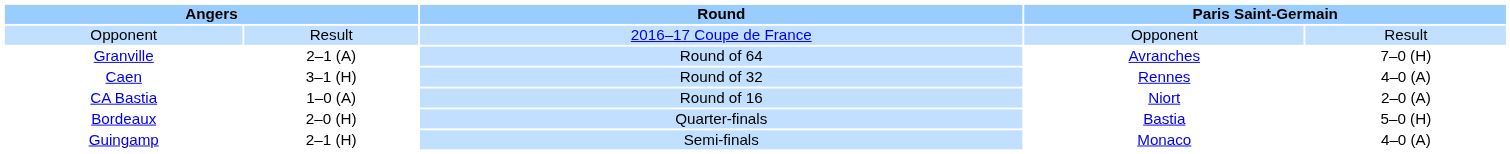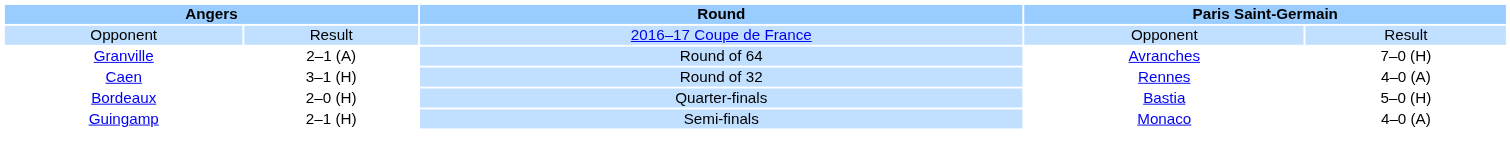- row: (124, 98)
